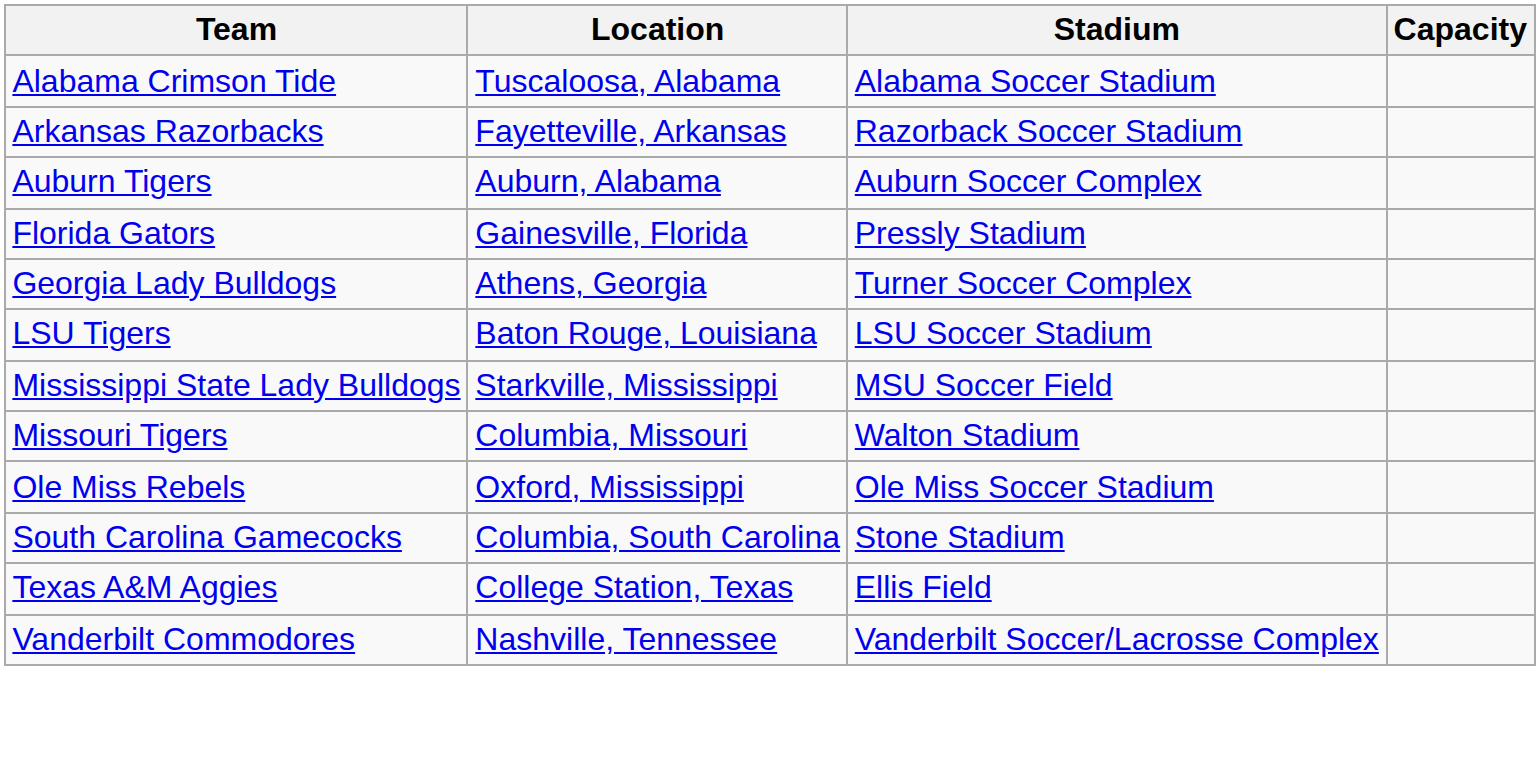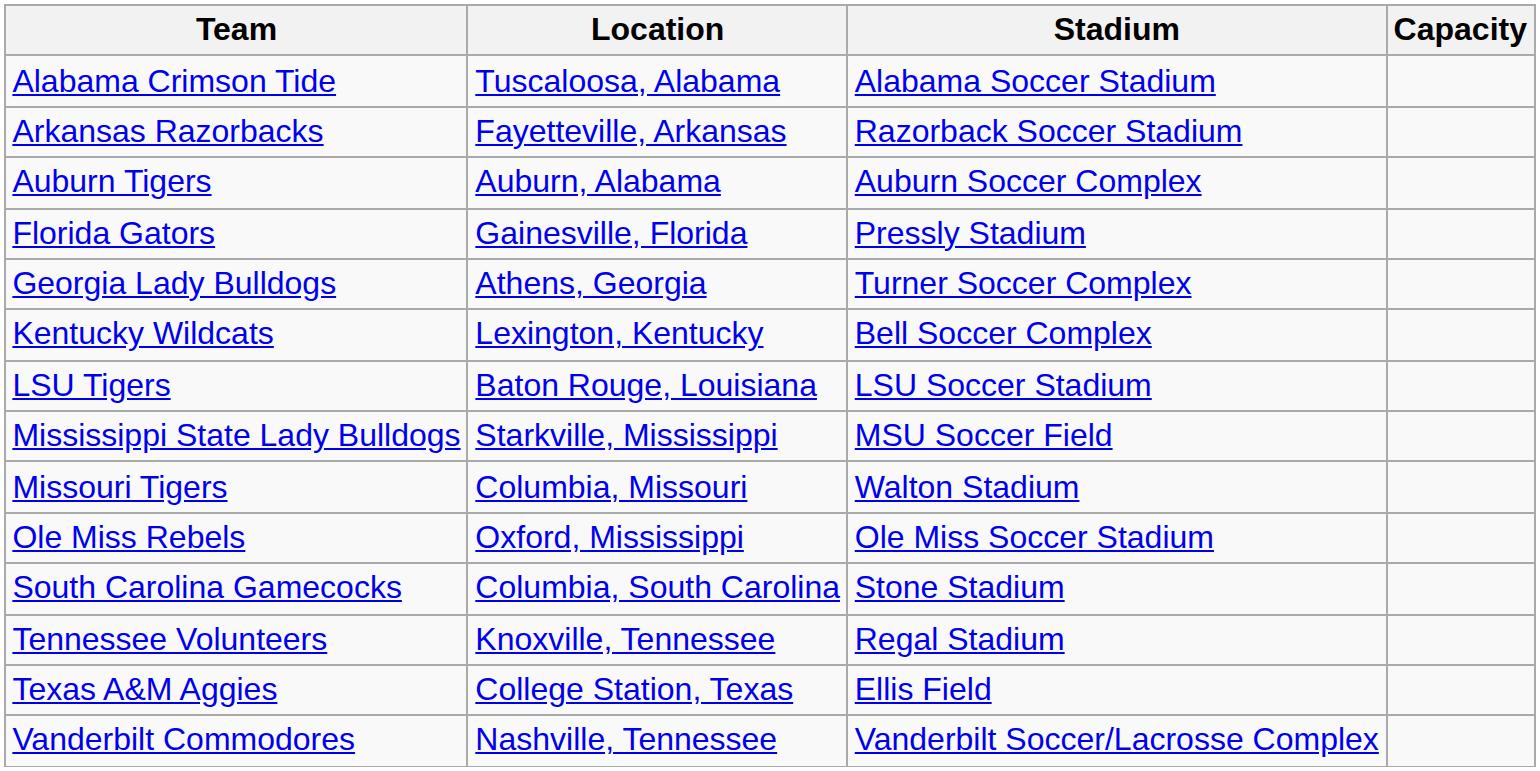+ row: (143, 334)
+ row: (170, 638)
